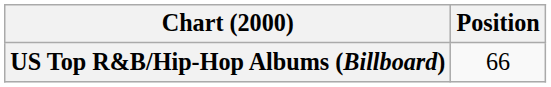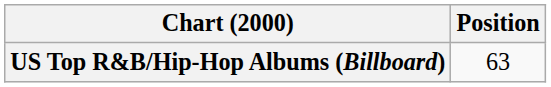(498, 61) 66 -> (498, 61) 63
